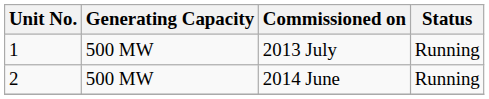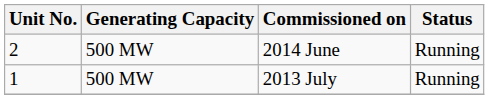rows swapped: (300, 49) <-> (301, 79)
